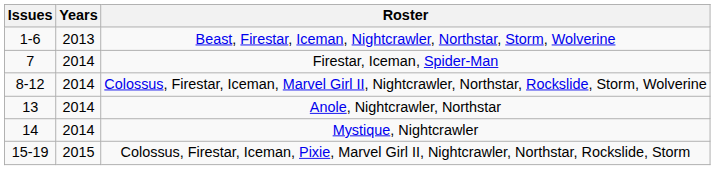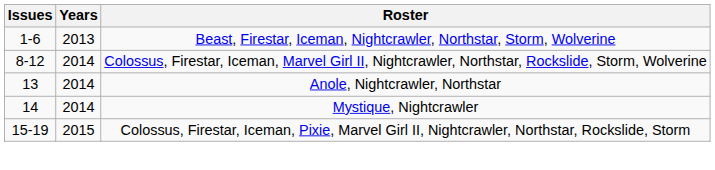- row: (405, 61)
